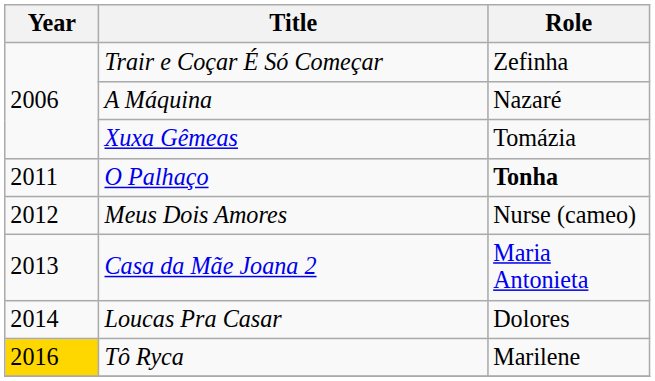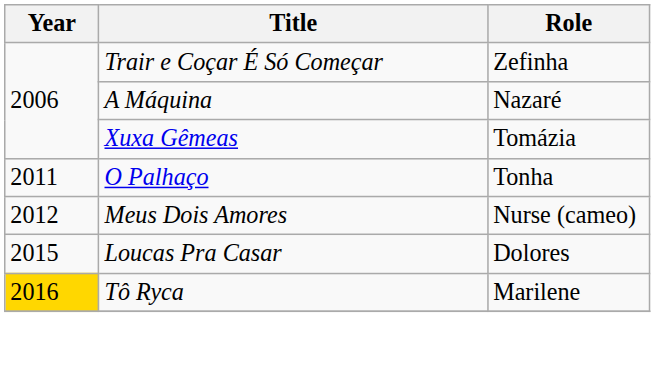(526, 176) bold -> (523, 176) normal
- row: (211, 267)
(34, 319) 2014 -> (34, 253) 2015
